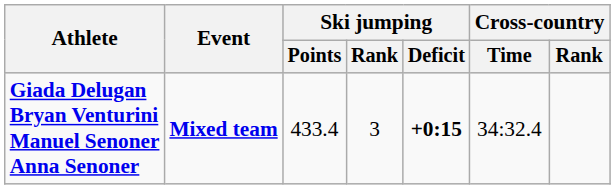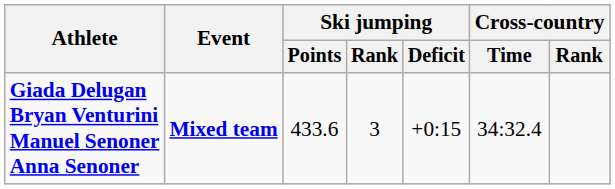(314, 128) 433.4 -> (314, 128) 433.6
(436, 128) bold -> (436, 128) normal
